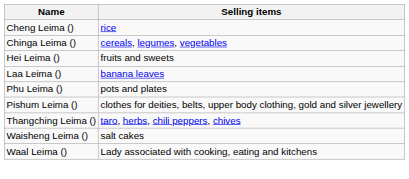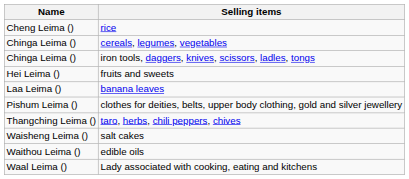+ row: (208, 58)
- row: (134, 89)
+ row: (122, 151)
